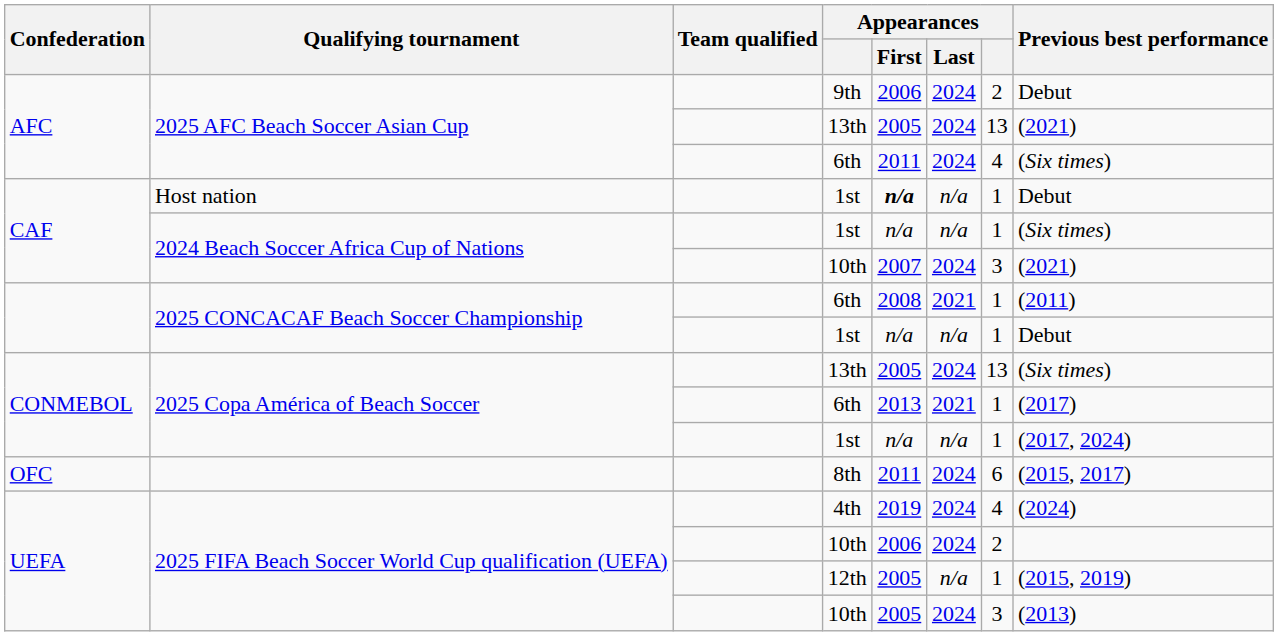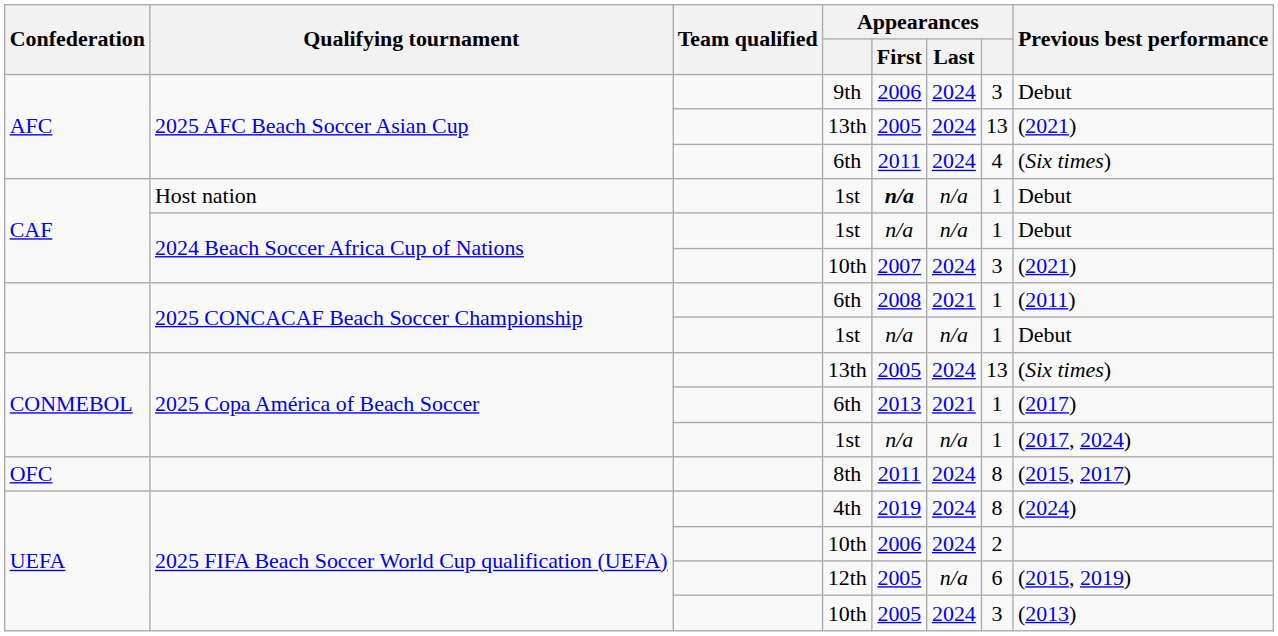(997, 91) 2 -> (997, 91) 3
(1064, 230) (Six times) -> (1045, 230) Debut
(997, 473) 6 -> (997, 473) 8
(997, 508) 4 -> (997, 508) 8
(997, 578) 1 -> (997, 578) 6
